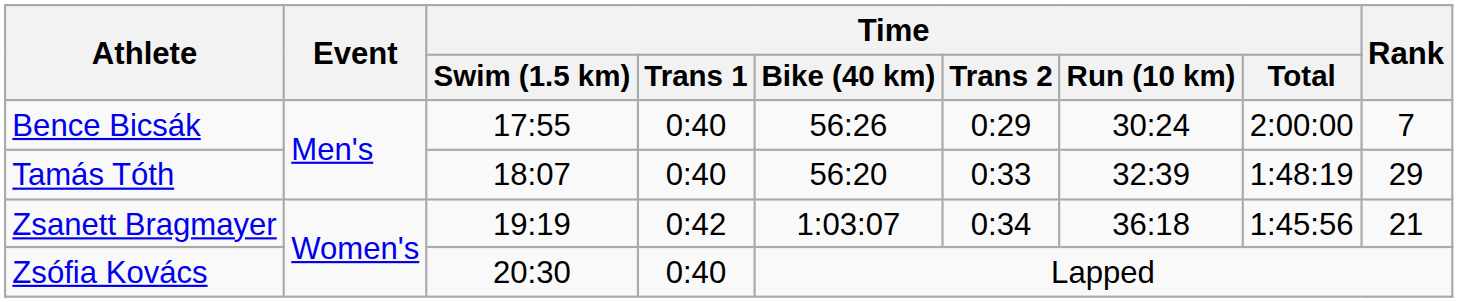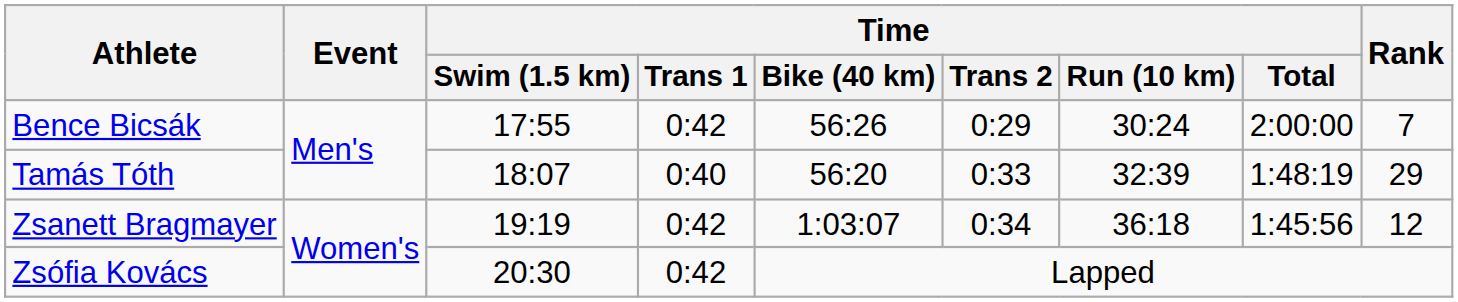(696, 126) 0:40 -> (696, 126) 0:42
(1406, 224) 21 -> (1406, 224) 12
(696, 273) 0:40 -> (696, 273) 0:42
